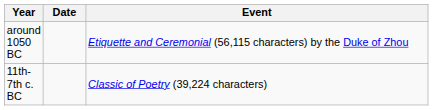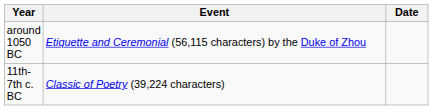columns swapped: (64, 13) <-> (257, 13)
